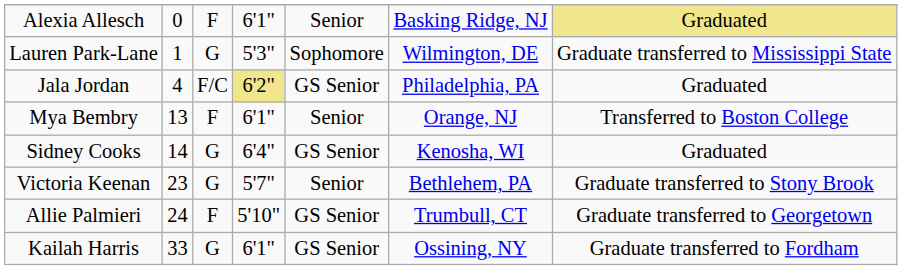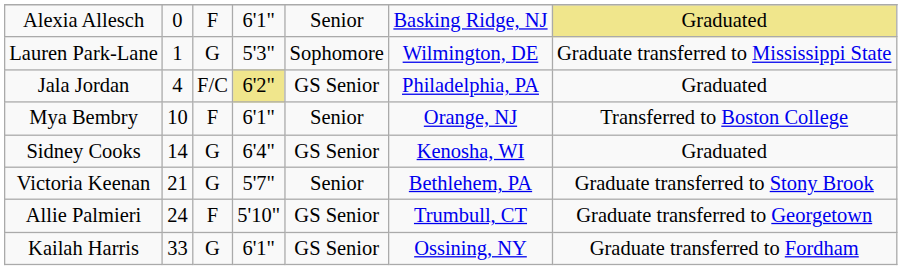(177, 118) 13 -> (177, 118) 10
(177, 183) 23 -> (177, 183) 21
